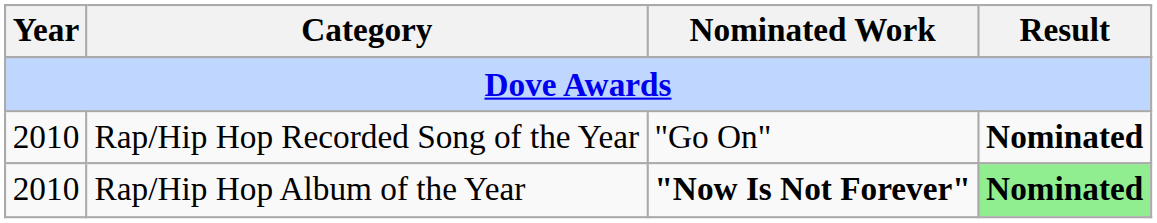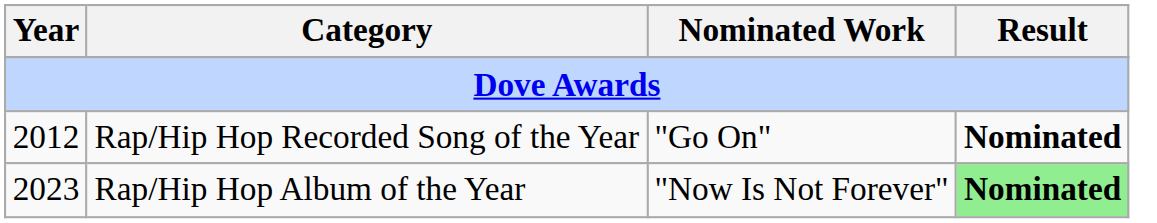(46, 136) 2010 -> (46, 136) 2012
(46, 189) 2010 -> (46, 189) 2023
(813, 189) bold -> (802, 189) normal
